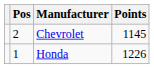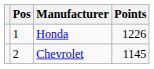rows swapped: (52, 54) <-> (60, 34)
